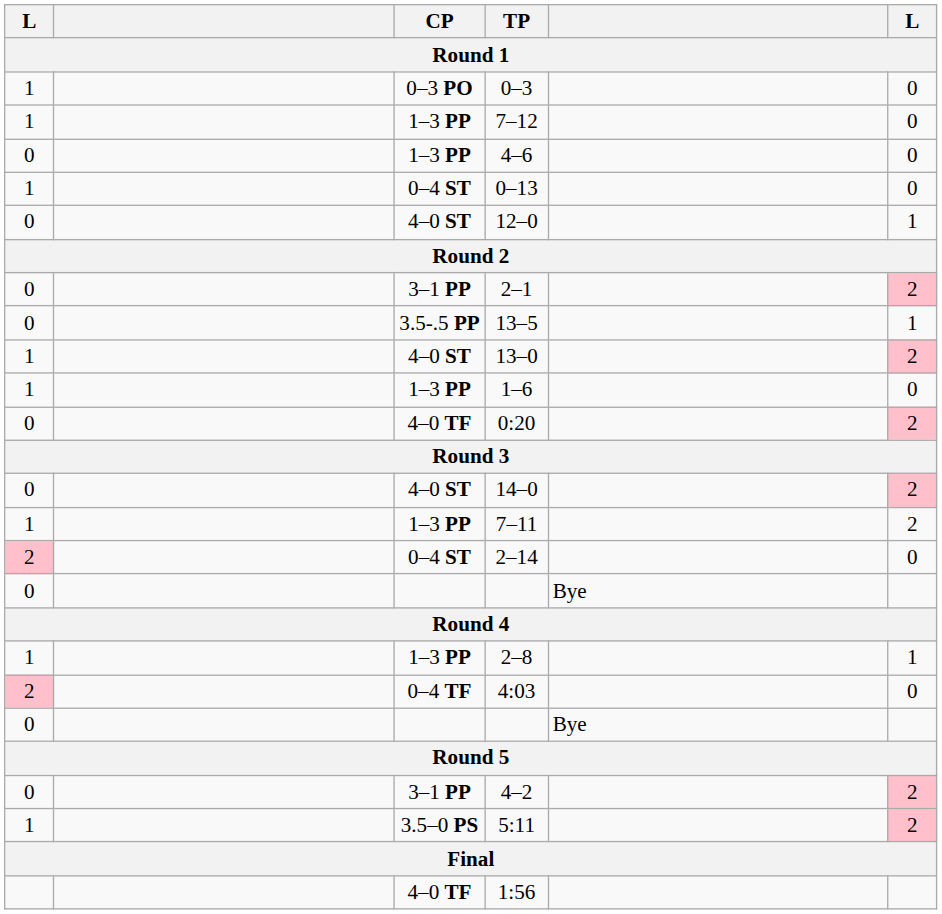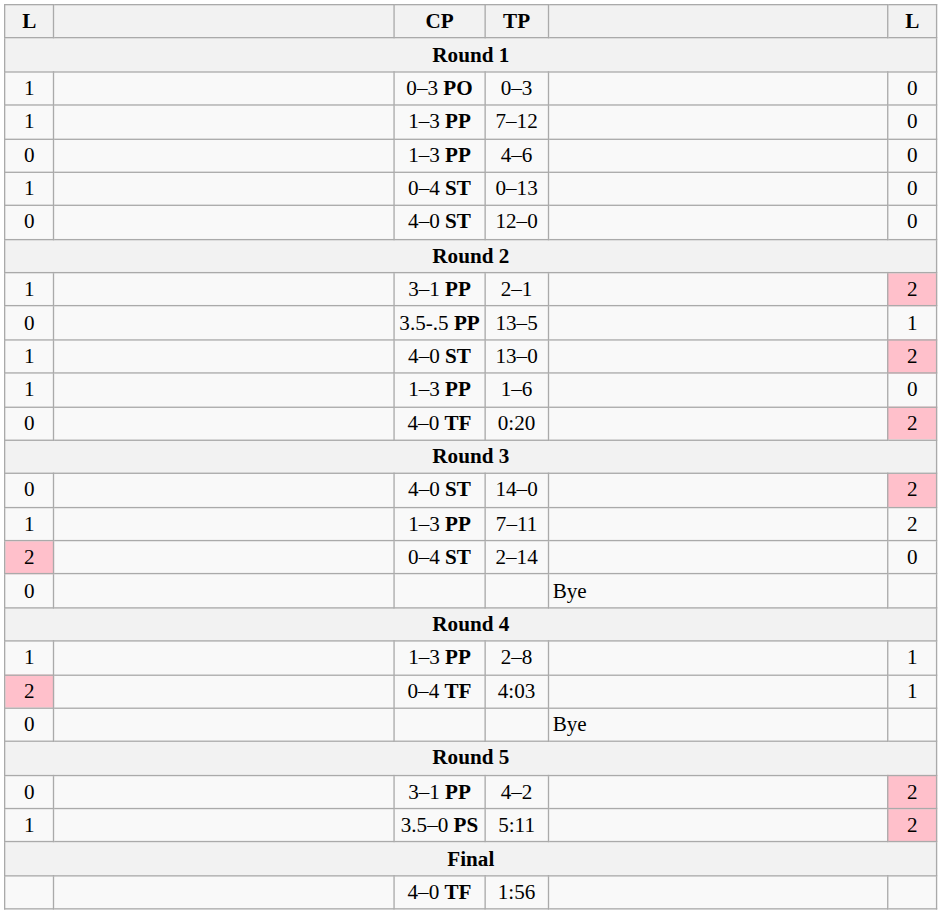(912, 222) 1 -> (912, 222) 0
(29, 289) 0 -> (29, 289) 1
(912, 691) 0 -> (912, 691) 1
